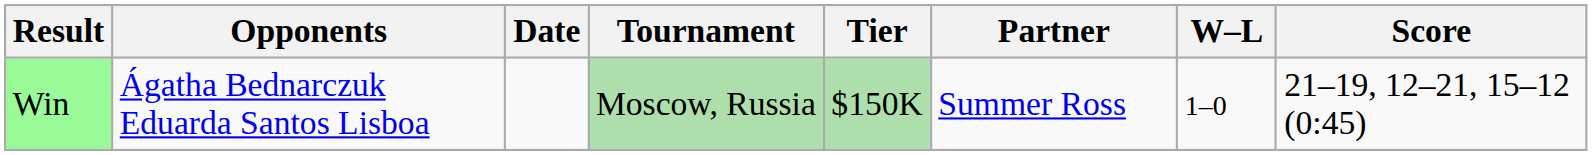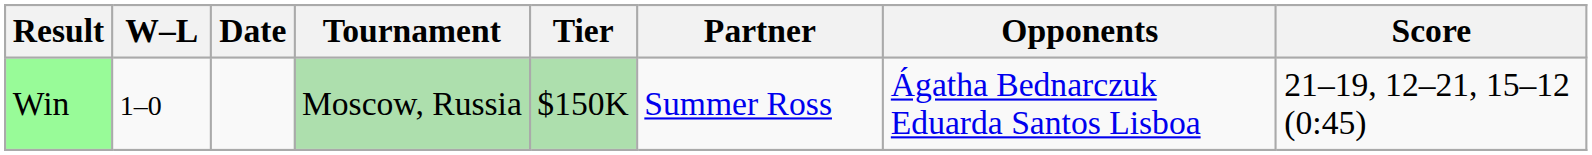columns swapped: (1227, 31) <-> (309, 31)
